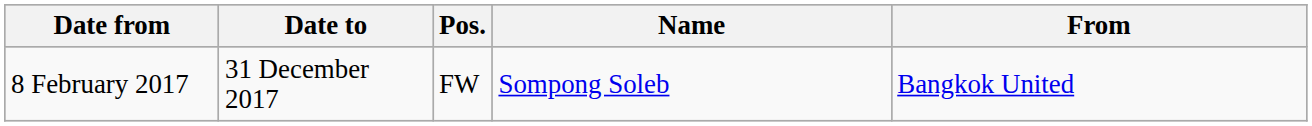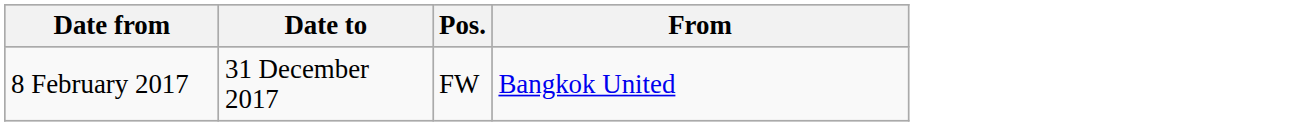- column: (692, 25)
